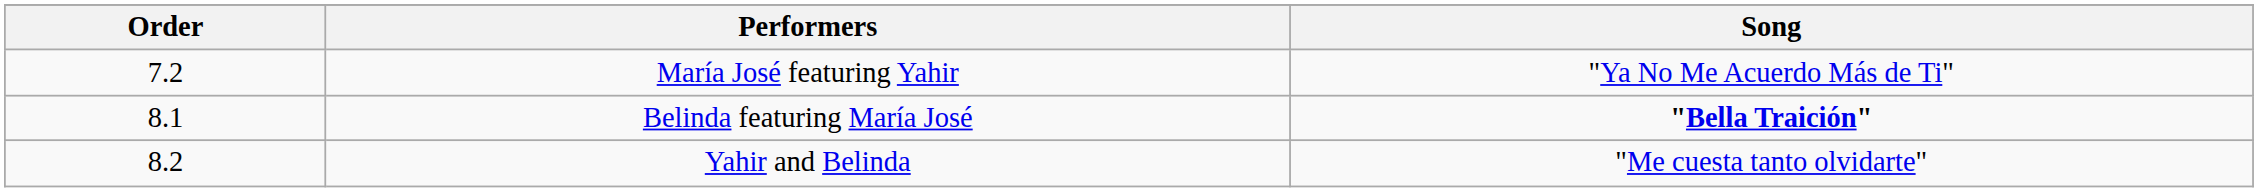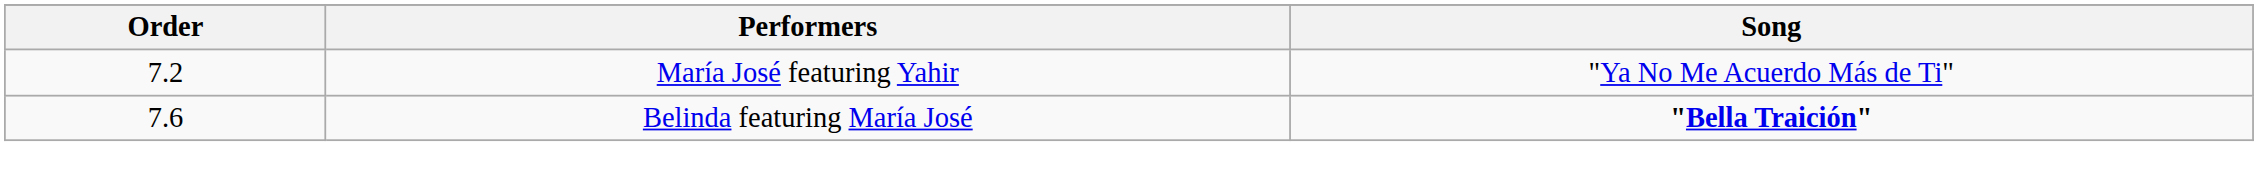(165, 117) 8.1 -> (165, 117) 7.6
- row: (808, 162)
